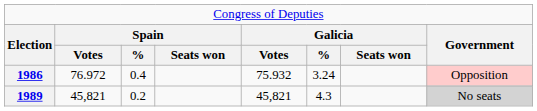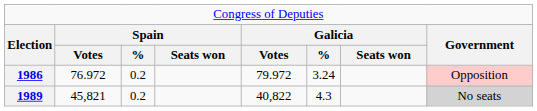(138, 75) 0.4 -> (138, 75) 0.2
(274, 75) 75.932 -> (274, 75) 79.972
(274, 95) 45,821 -> (274, 95) 40,822
